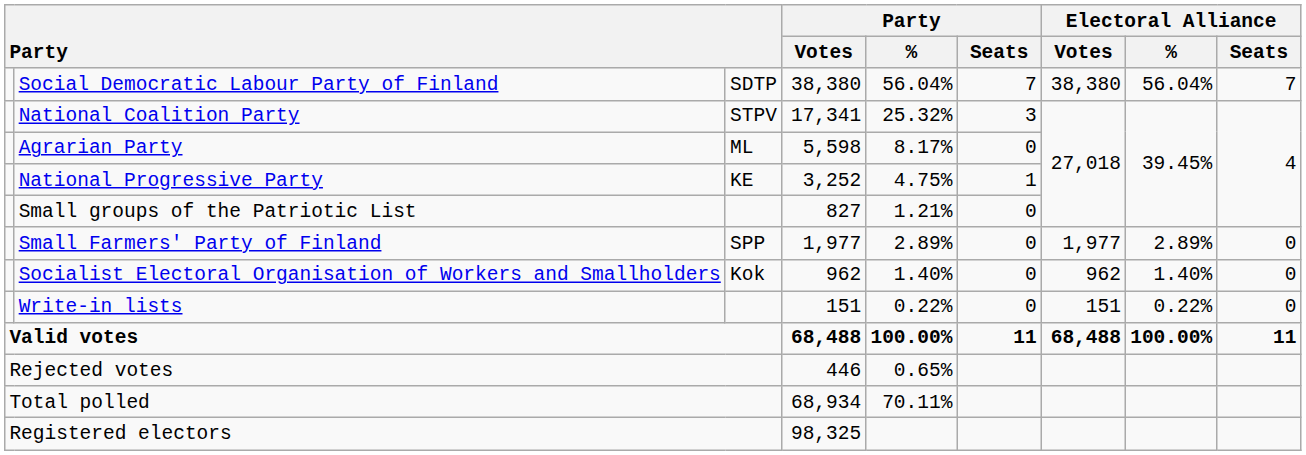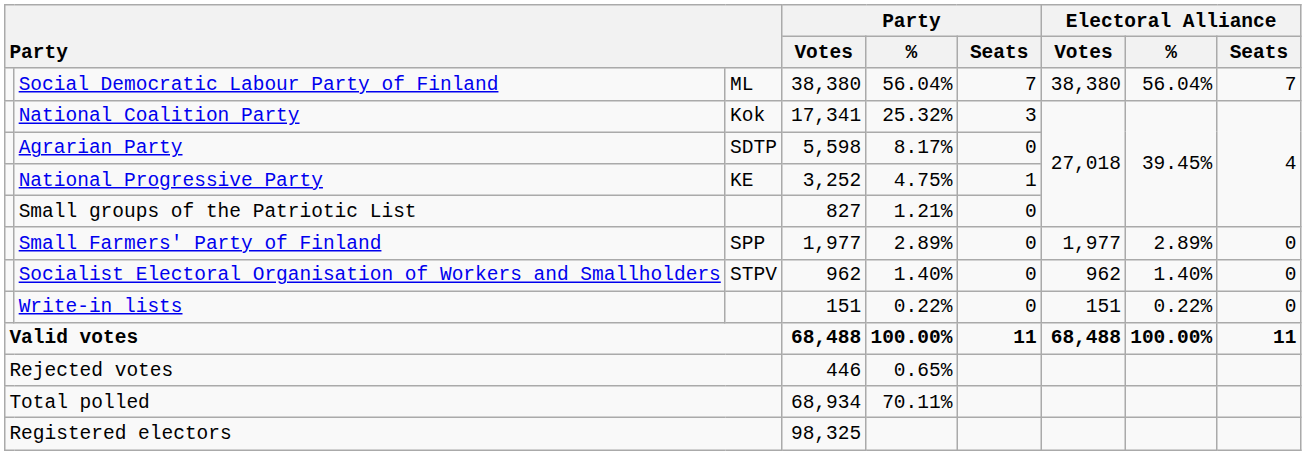(753, 84) SDTP -> (742, 84) ML
(753, 116) STPV -> (748, 116) Kok
(742, 148) ML -> (753, 148) SDTP
(748, 275) Kok -> (753, 275) STPV
